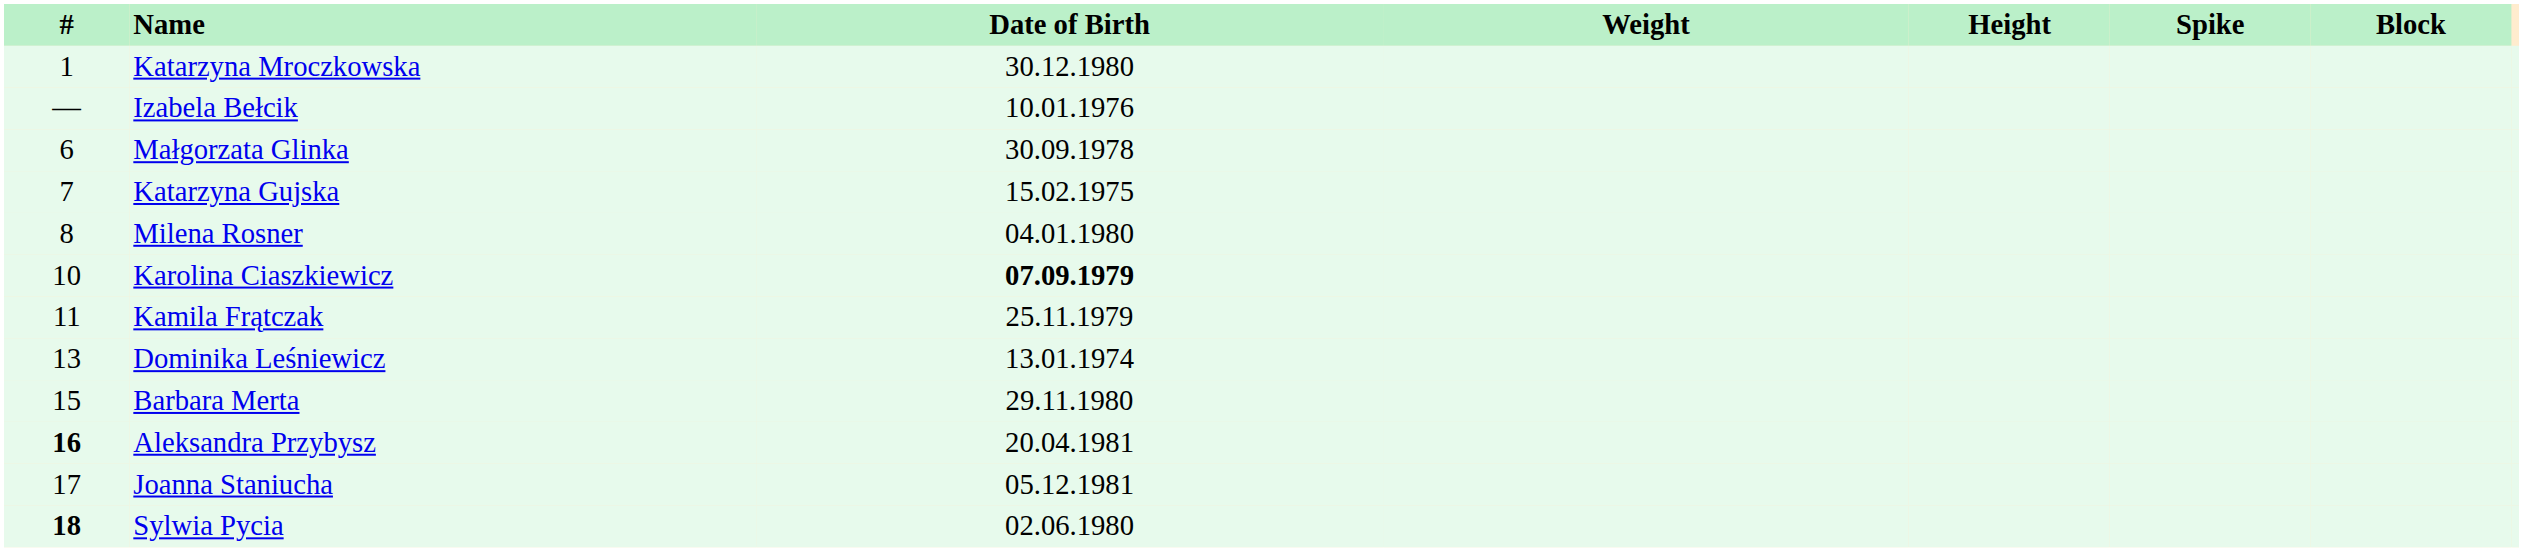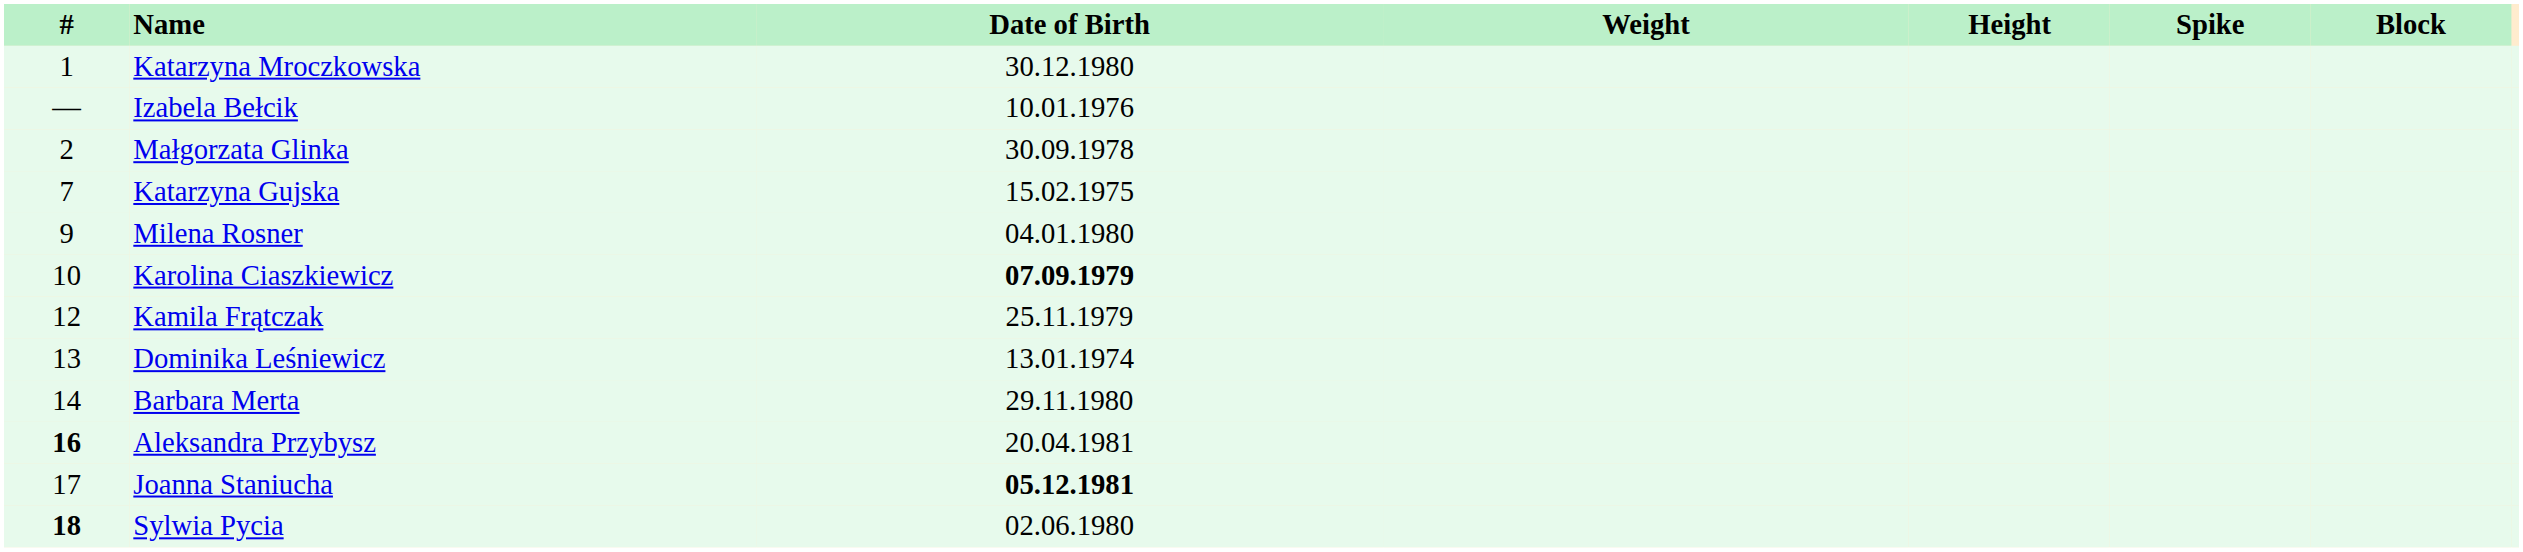(67, 149) 6 -> (67, 149) 2
(67, 233) 8 -> (67, 233) 9
(67, 316) 11 -> (67, 316) 12
(67, 400) 15 -> (67, 400) 14
(1070, 484) normal -> (1070, 484) bold
